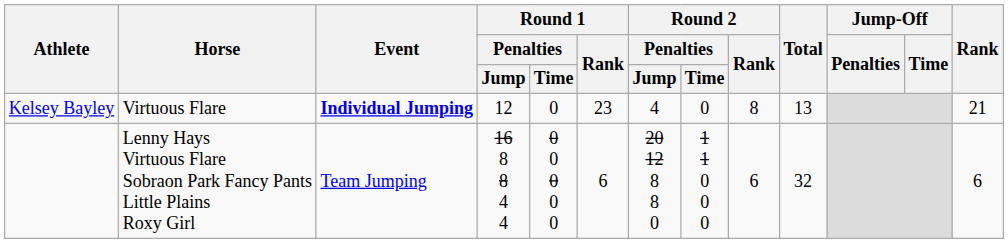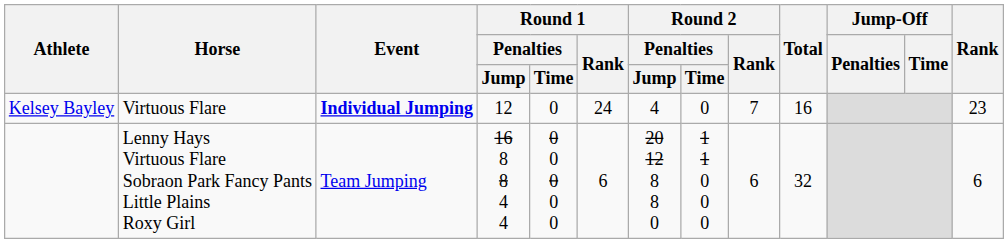(603, 108) 23 -> (603, 108) 24
(754, 108) 8 -> (754, 108) 7
(803, 108) 13 -> (803, 108) 16
(978, 108) 21 -> (978, 108) 23
